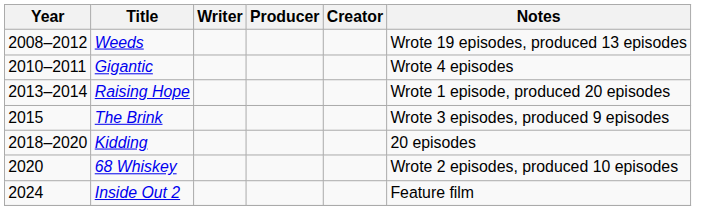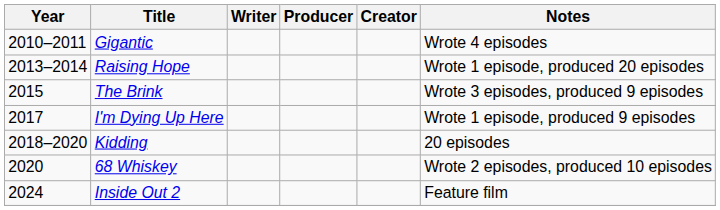- row: (119, 42)
+ row: (159, 117)
